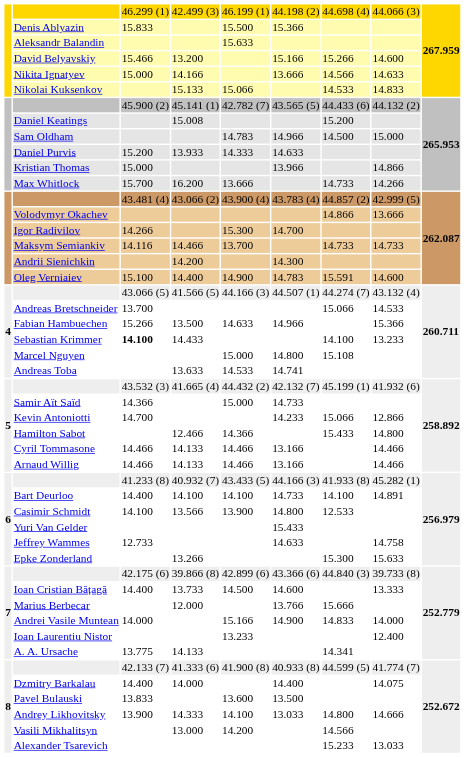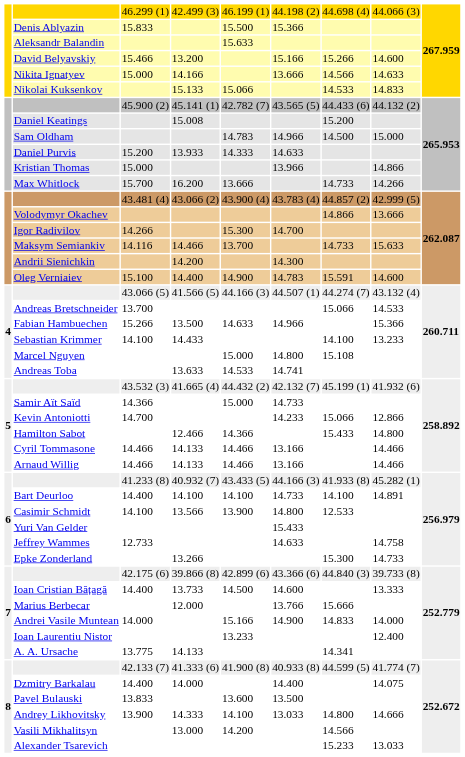(388, 245) 14.733 -> (388, 245) 15.633
(137, 339) bold -> (137, 339) normal
(388, 558) 15.633 -> (388, 558) 14.733
